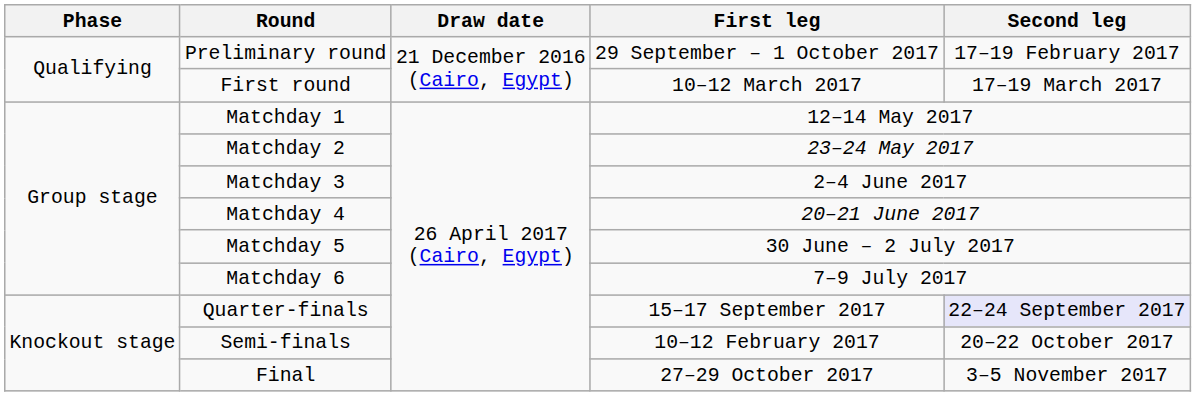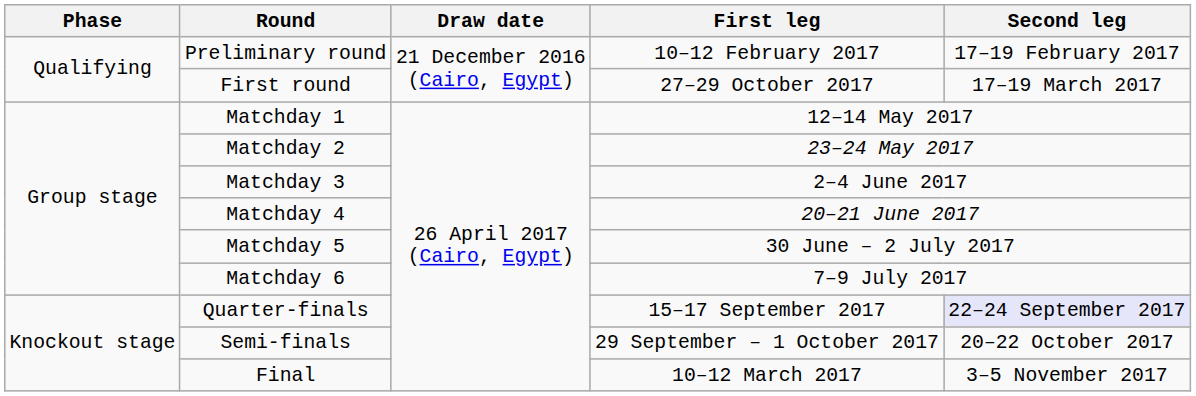(767, 53) 29 September – 1 October 2017 -> (767, 53) 10–12 February 2017
(767, 85) 10–12 March 2017 -> (767, 85) 27–29 October 2017
(767, 343) 10–12 February 2017 -> (767, 343) 29 September – 1 October 2017
(767, 375) 27–29 October 2017 -> (767, 375) 10–12 March 2017
